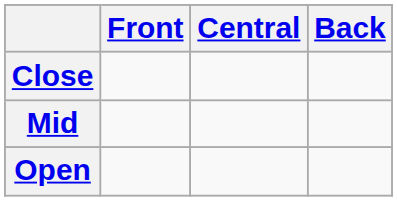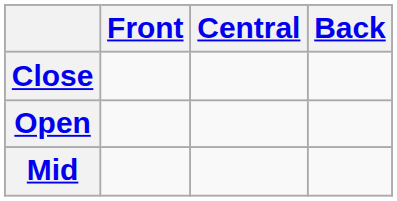rows swapped: (53, 123) <-> (53, 170)
